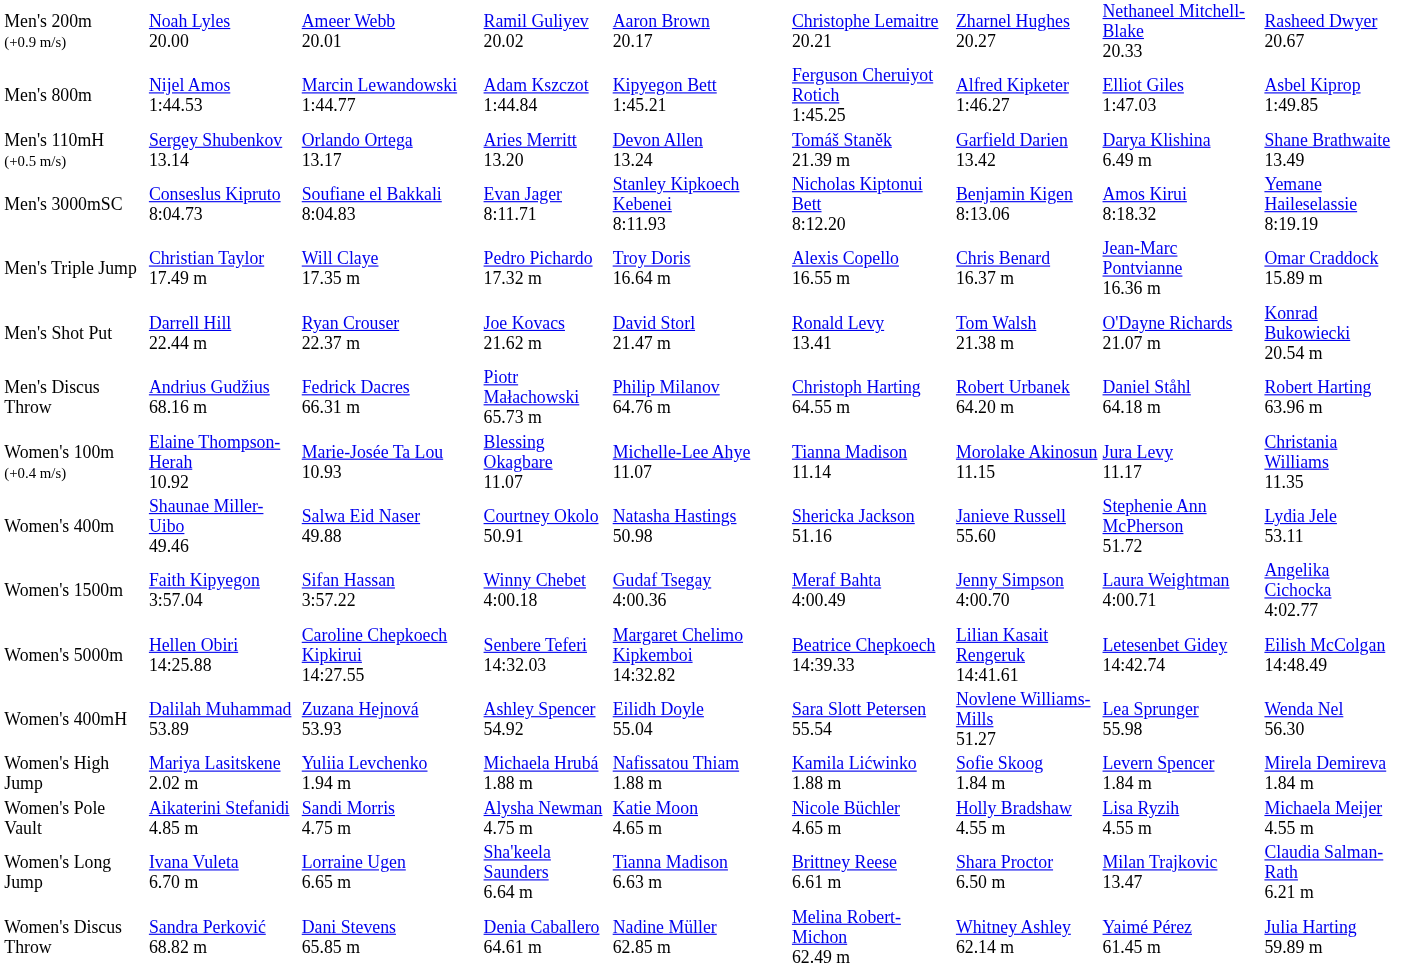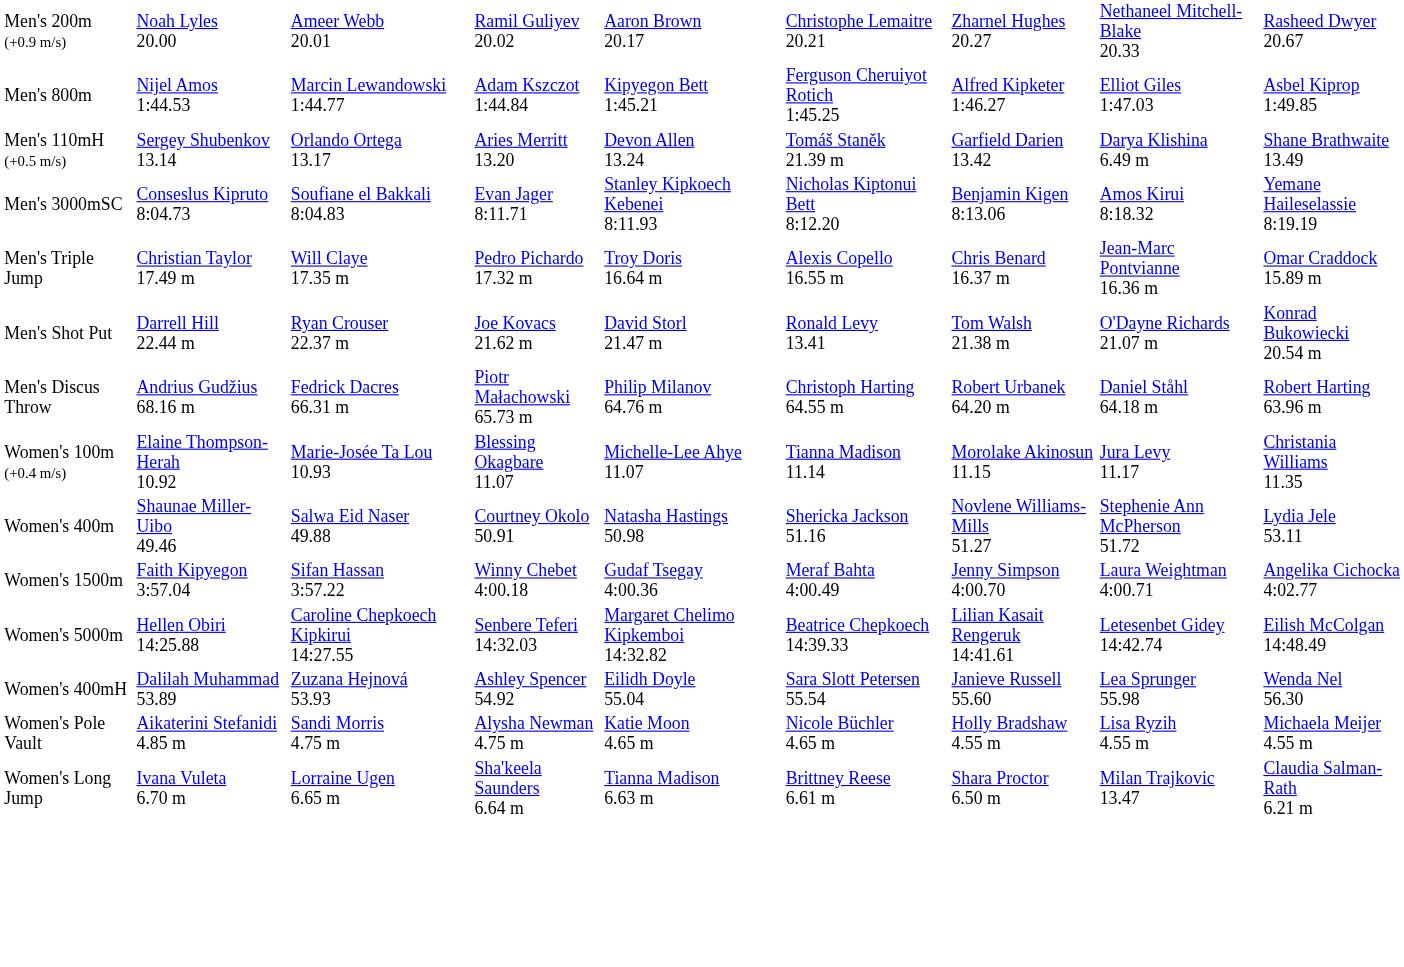(1011, 526) Janieve Russell 55.60 -> (1019, 526) Novlene Williams-Mills 51.27
(1023, 719) Novlene Williams-Mills 51.27 -> (1006, 689) Janieve Russell 55.60
- row: (57, 773)
- row: (63, 937)
